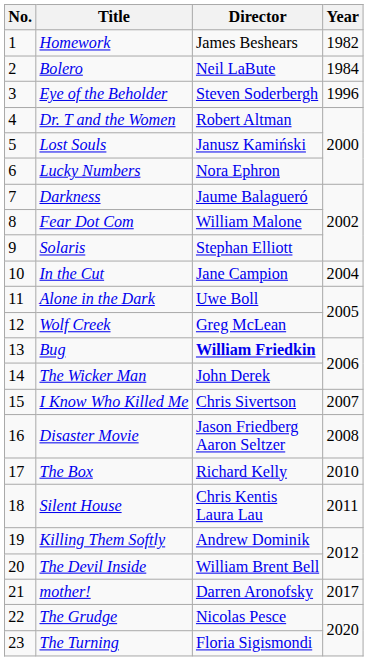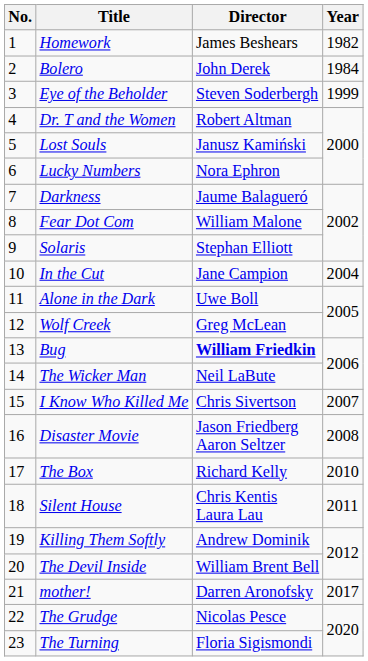(236, 68) Neil LaBute -> (233, 68) John Derek
(343, 94) 1996 -> (343, 94) 1999
(233, 376) John Derek -> (236, 376) Neil LaBute
